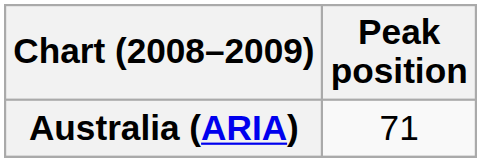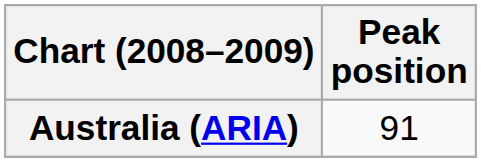(399, 127) 71 -> (399, 127) 91
